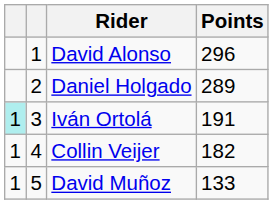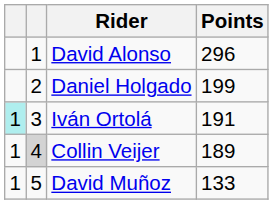(218, 86) 289 -> (218, 86) 199
(36, 151) no background -> (36, 151) lightgrey background
(218, 151) 182 -> (218, 151) 189
